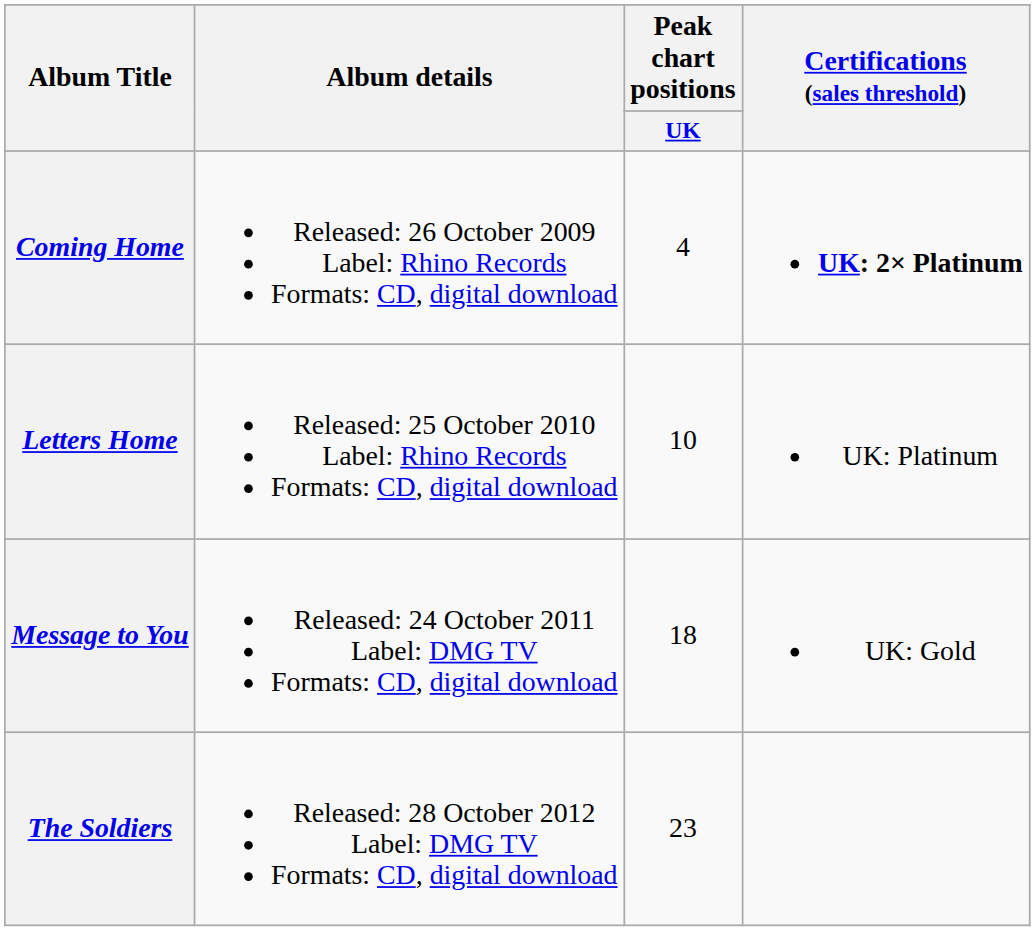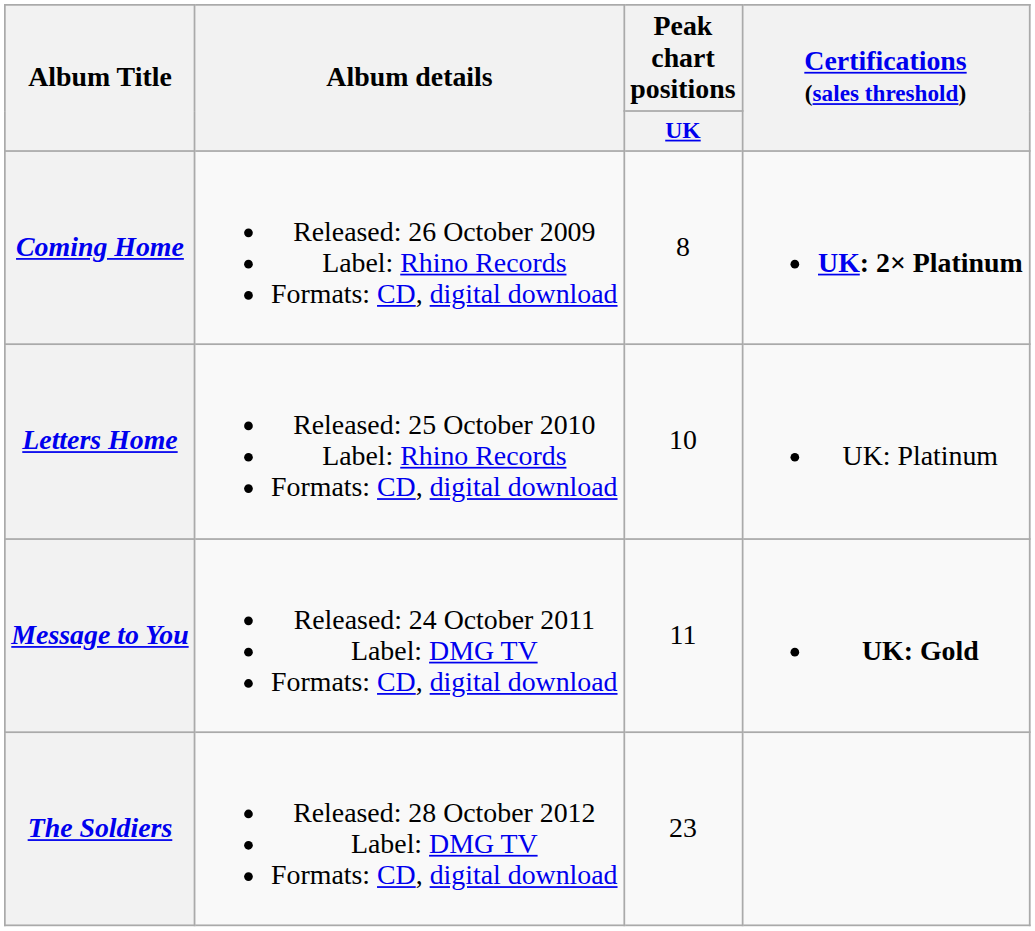(683, 247) 4 -> (683, 247) 8
(683, 634) 18 -> (683, 634) 11
(886, 651) normal -> (886, 651) bold
